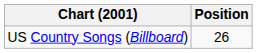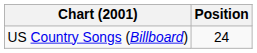(222, 37) 26 -> (222, 37) 24
